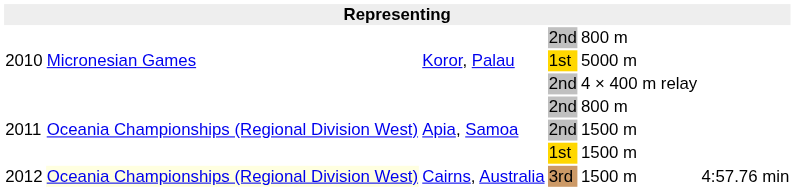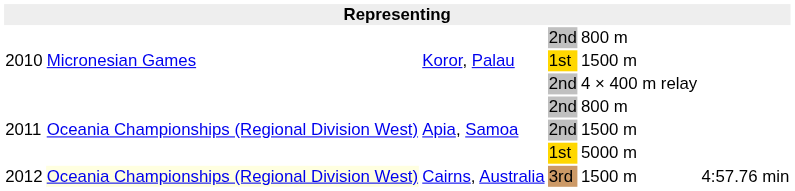(609, 60) 5000 m -> (609, 60) 1500 m
(609, 153) 1500 m -> (609, 153) 5000 m
